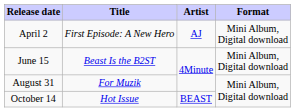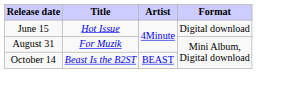- row: (33, 34)
(120, 61) Beast Is the B2ST -> (100, 28) Hot Issue
(253, 61) Mini Album, Digital download -> (215, 28) Digital download
(120, 99) Hot Issue -> (100, 60) Beast Is the B2ST
